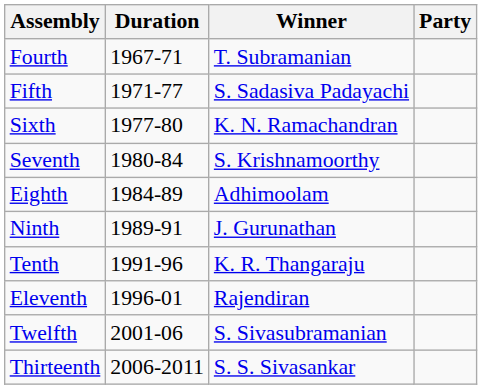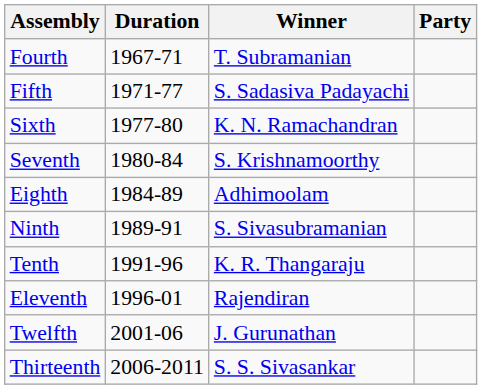(275, 228) J. Gurunathan -> (300, 228) S. Sivasubramanian
(300, 332) S. Sivasubramanian -> (275, 332) J. Gurunathan
